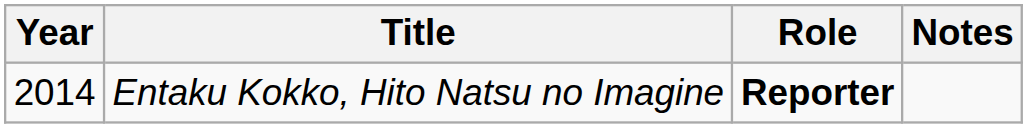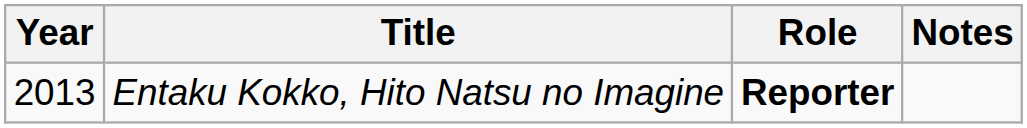(55, 92) 2014 -> (55, 92) 2013
